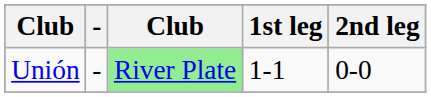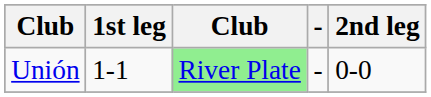columns swapped: (97, 26) <-> (286, 26)
